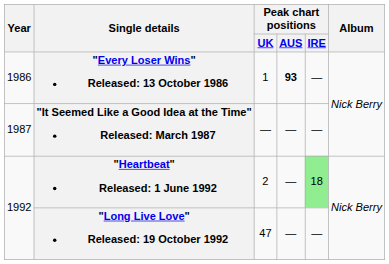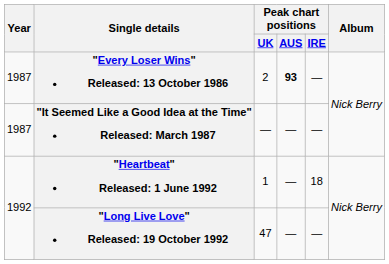(19, 77) 1986 -> (19, 77) 1987
(265, 77) 1 -> (265, 77) 2
(265, 181) 2 -> (265, 181) 1
(317, 181) lightgreen background -> (317, 181) no background
